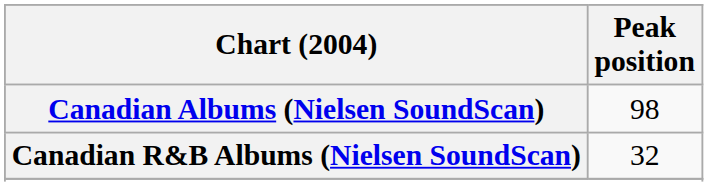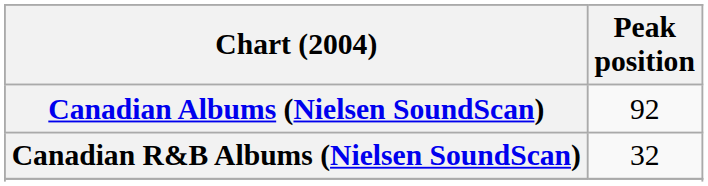(645, 108) 98 -> (645, 108) 92
